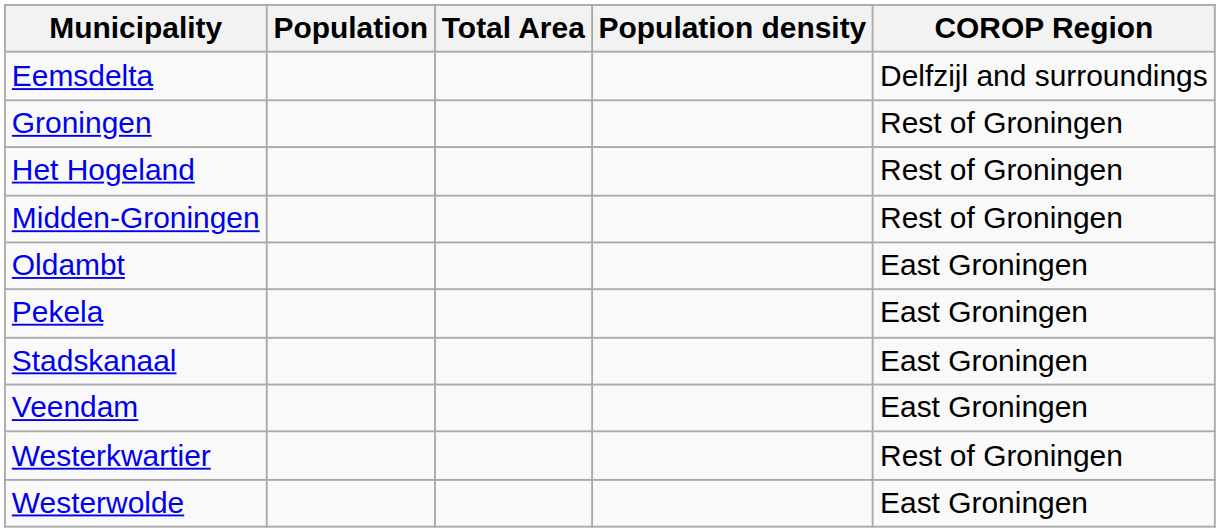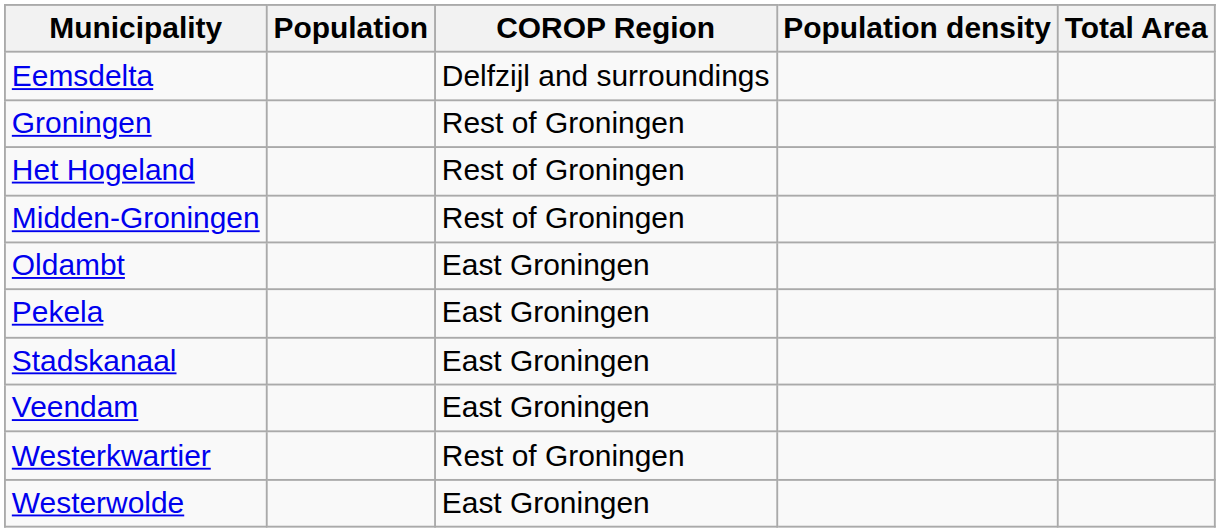columns swapped: (513, 28) <-> (1044, 28)
